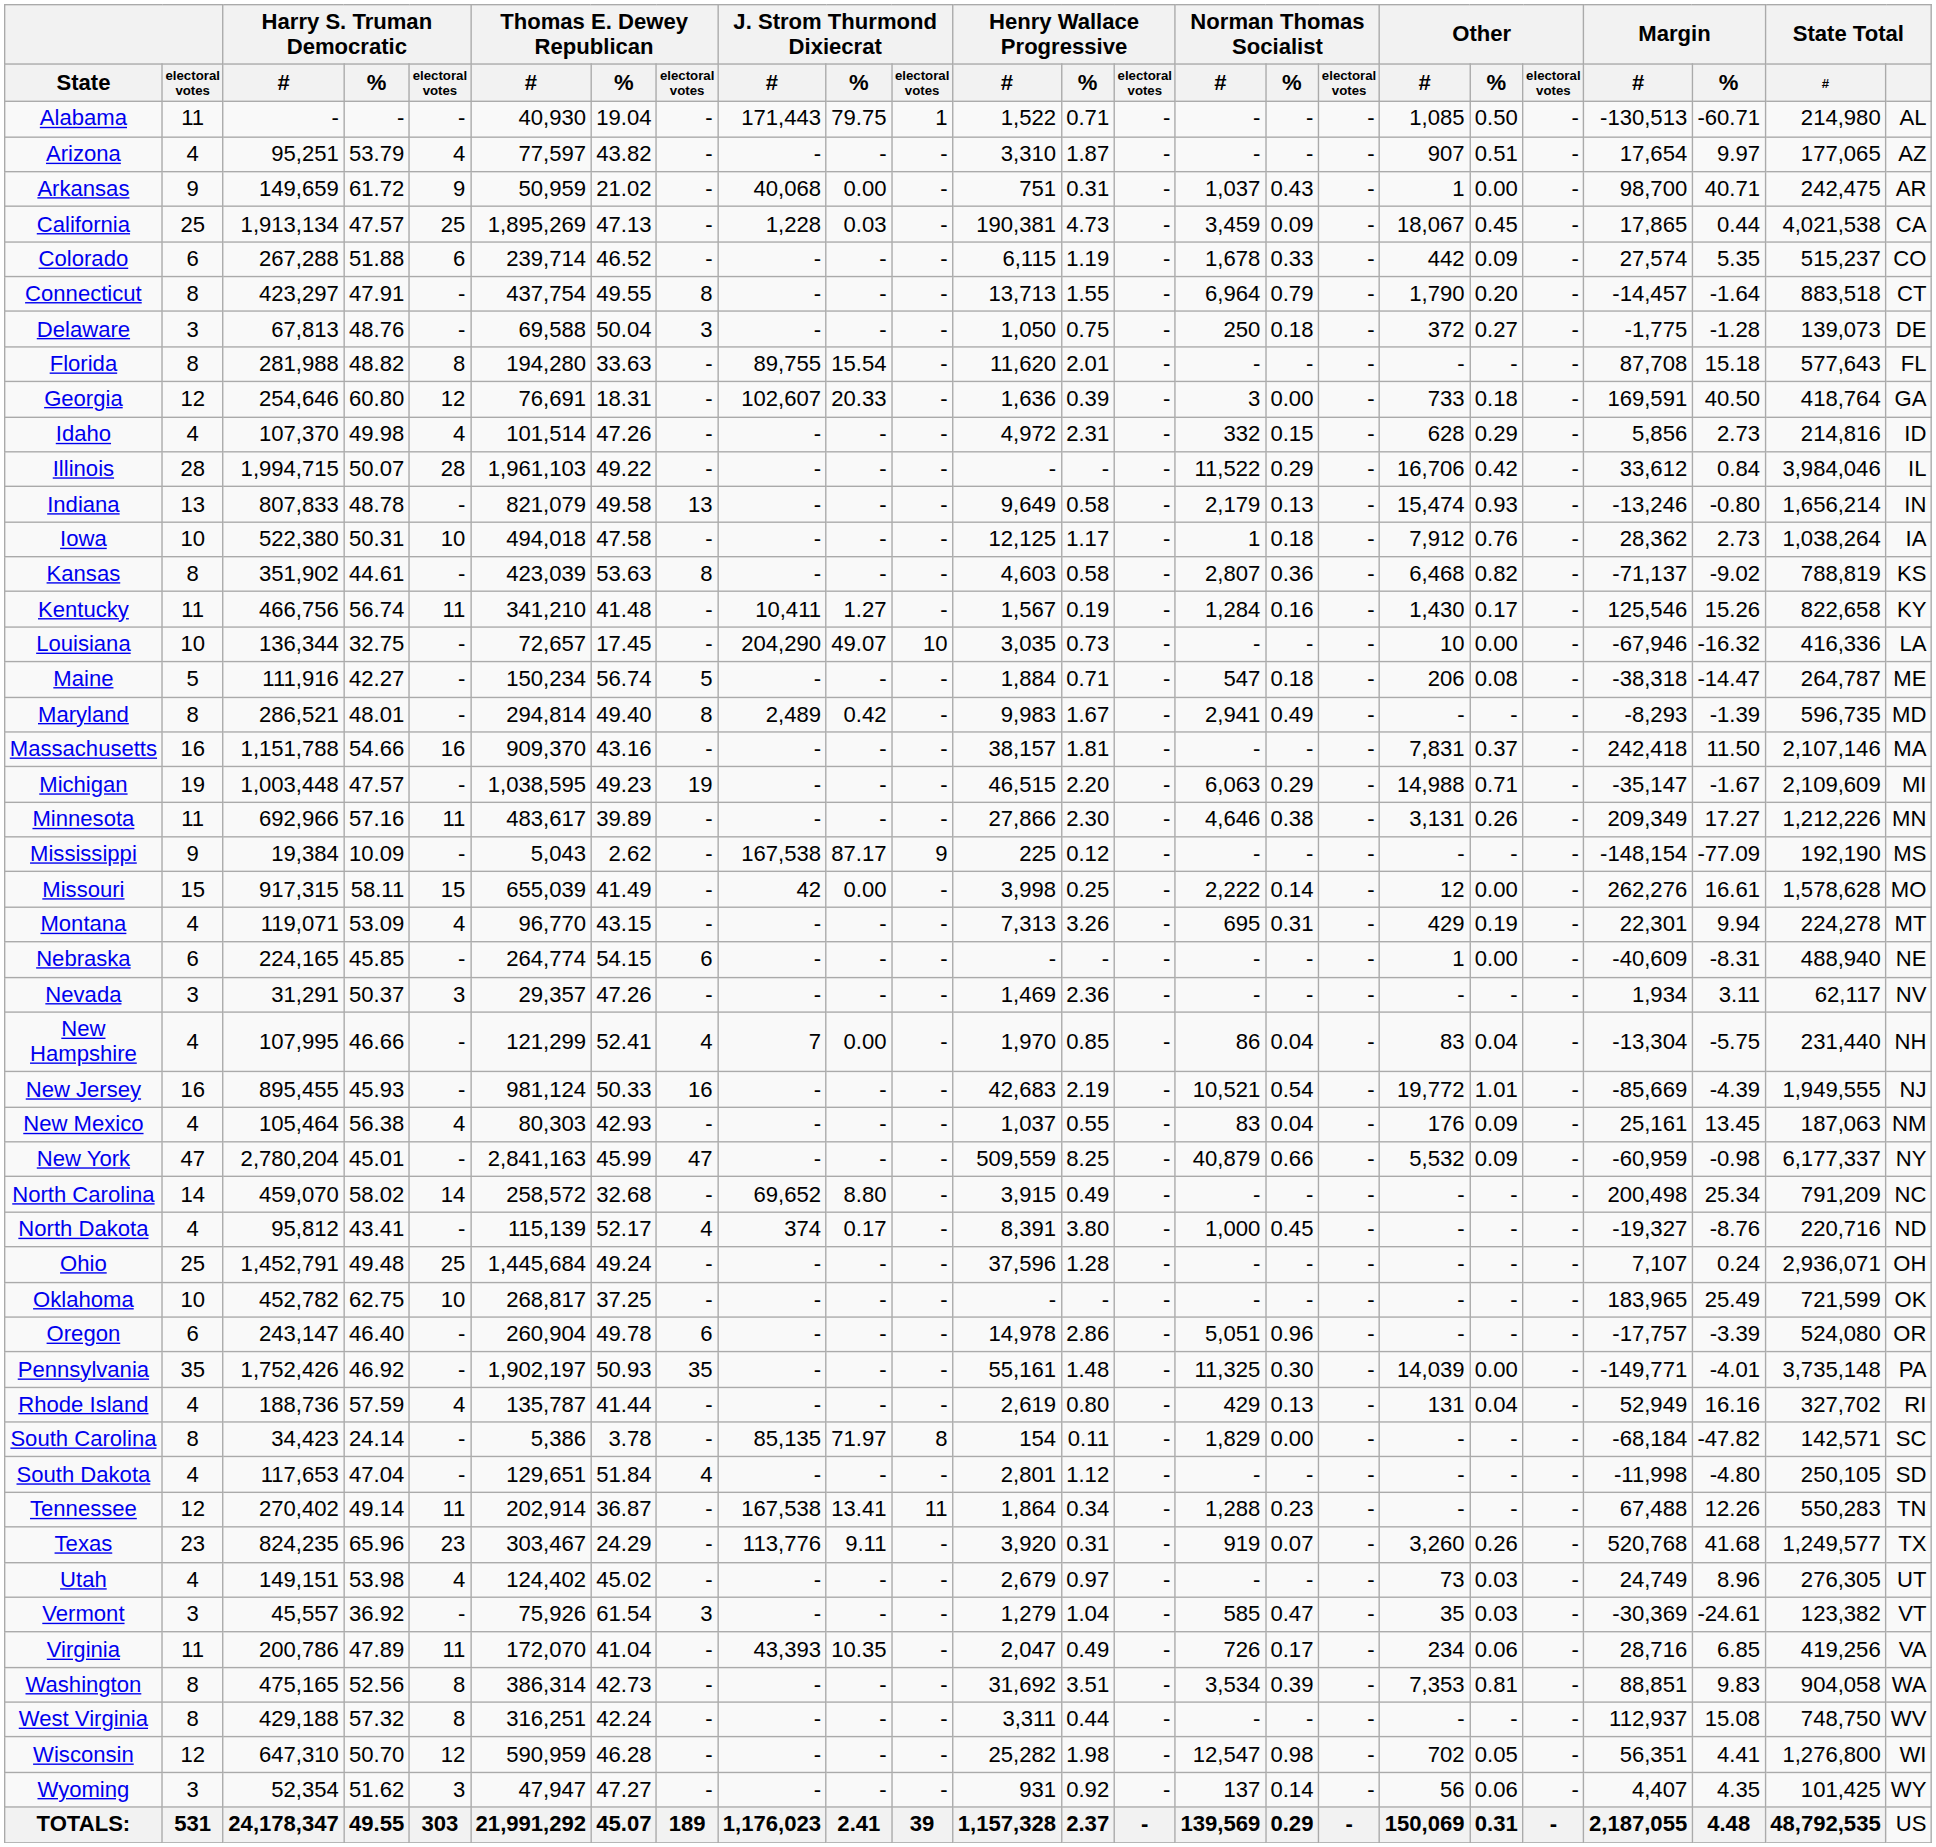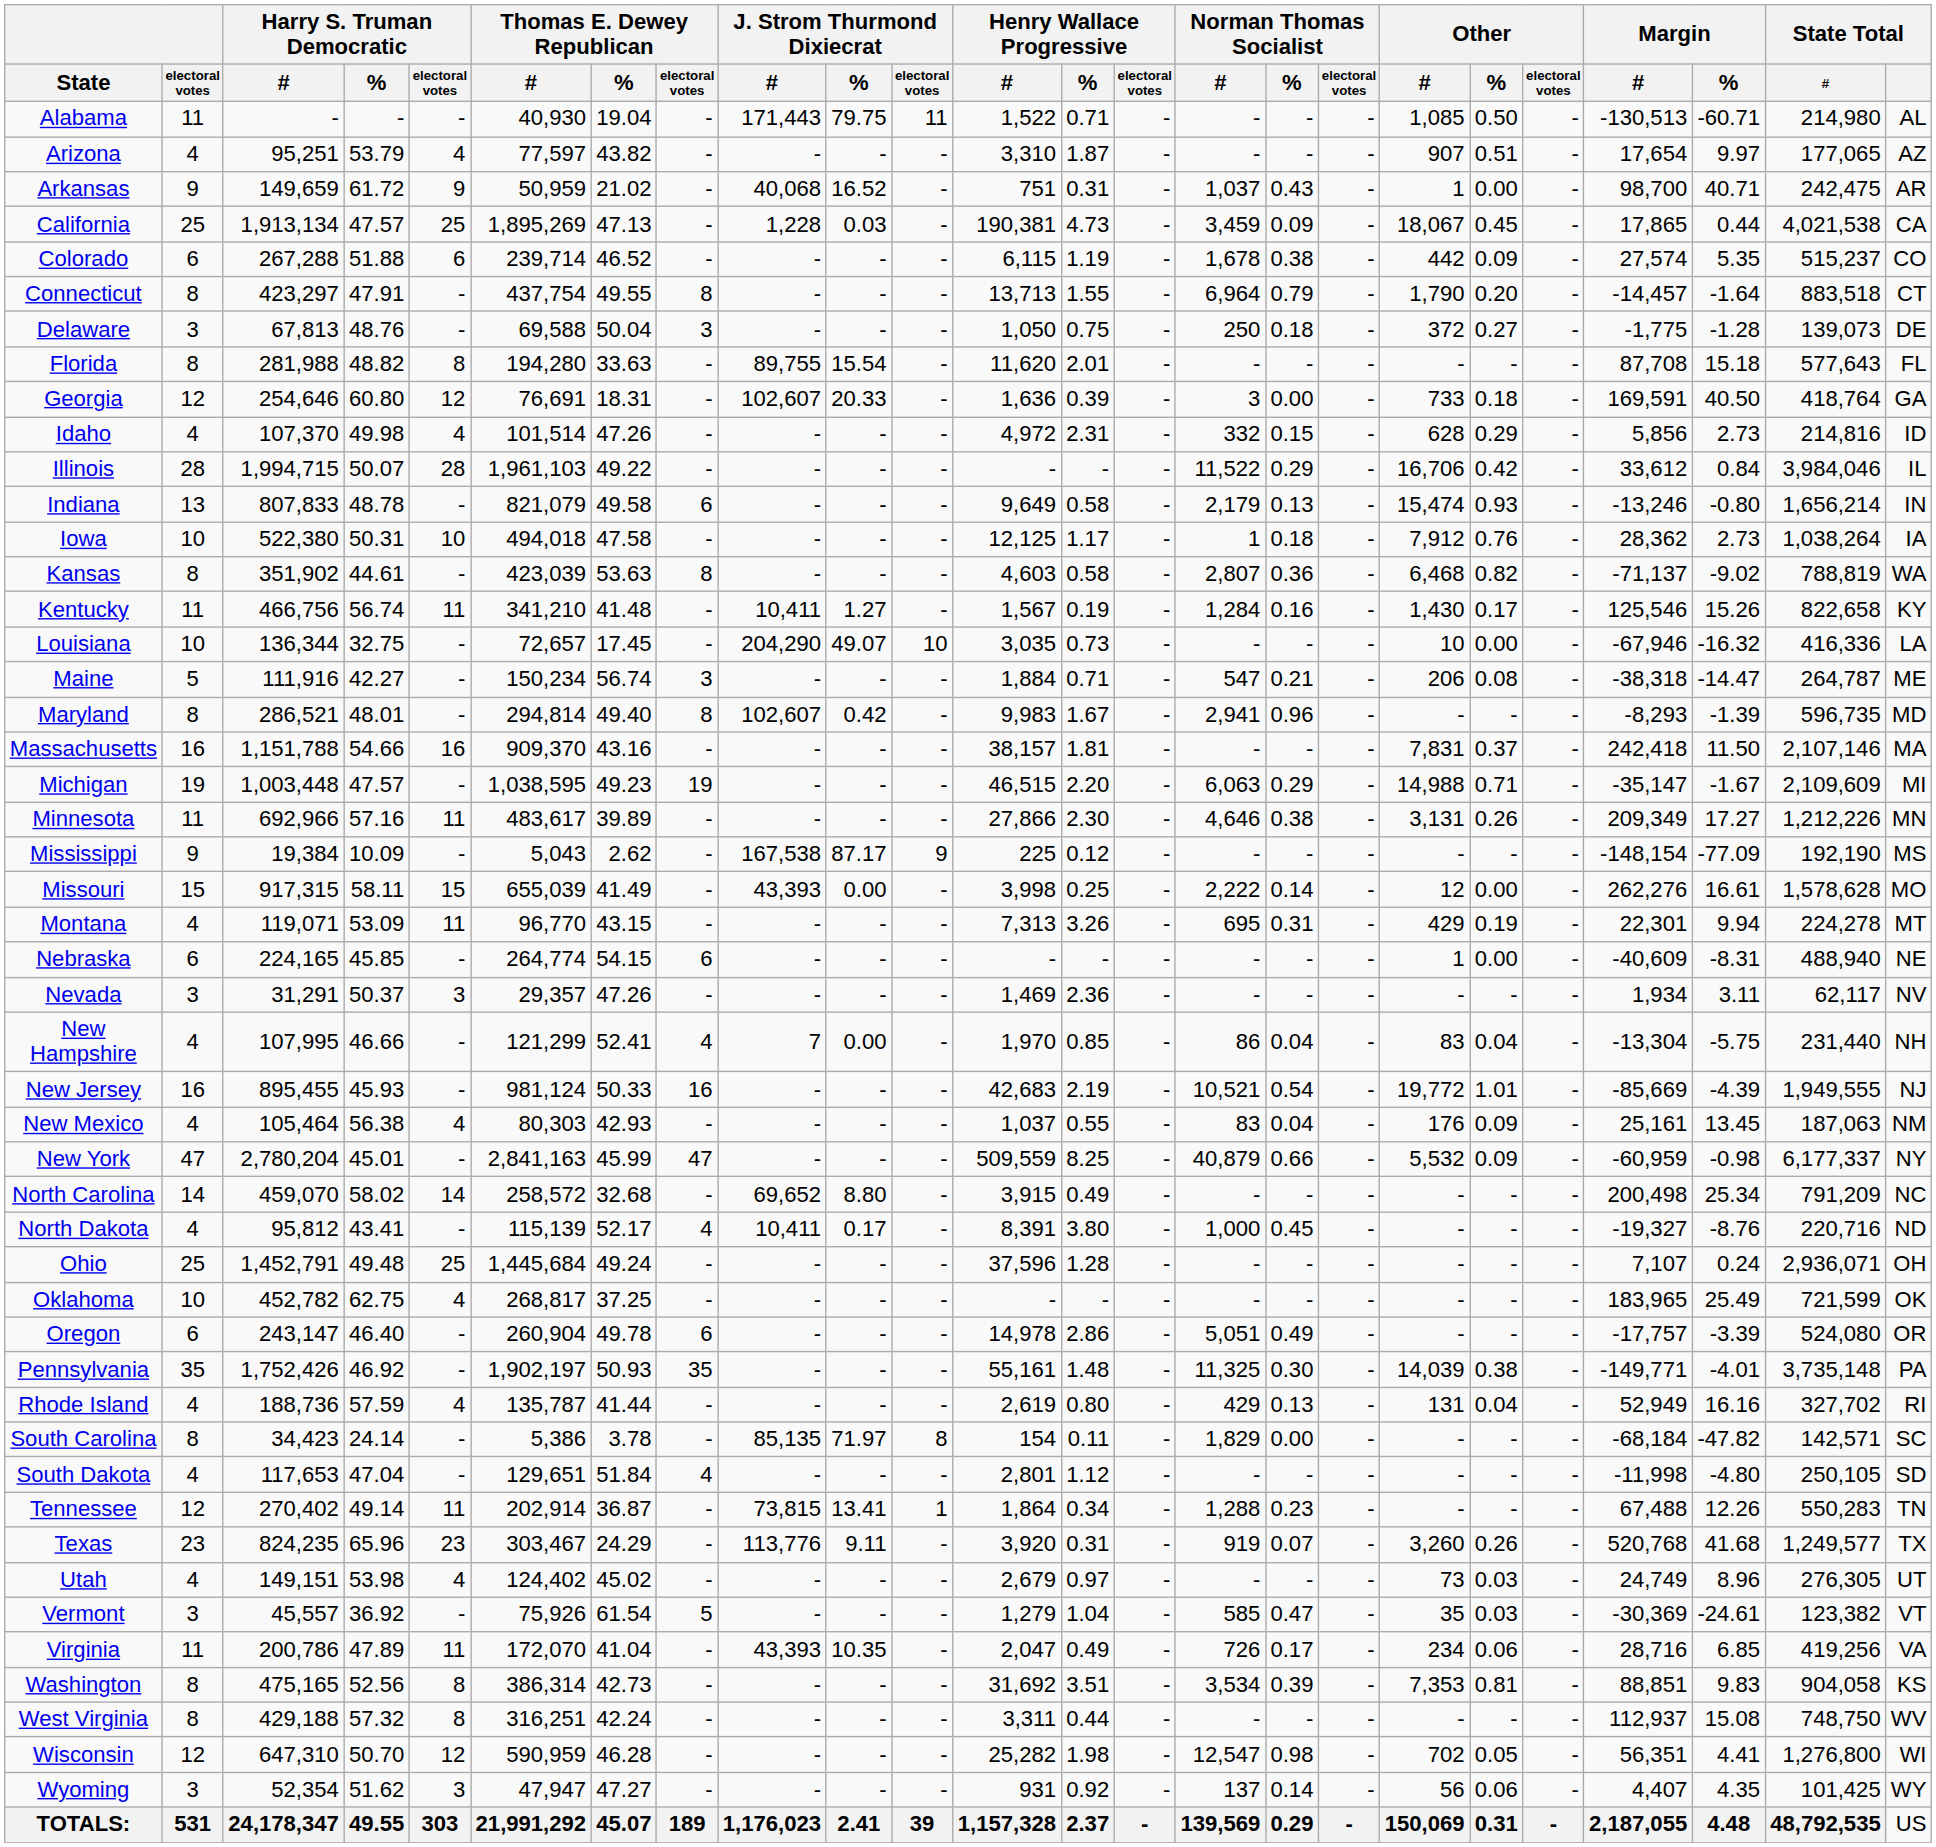(941, 118) 1 -> (936, 118) 11
(865, 188) 0.00 -> (859, 188) 16.52
(1292, 258) 0.33 -> (1292, 258) 0.38
(700, 504) 13 -> (706, 504) 6
(1912, 574) KS -> (1909, 574) WA
(706, 679) 5 -> (706, 679) 3
(1292, 679) 0.18 -> (1292, 679) 0.21
(793, 714) 2,489 -> (781, 714) 102,607
(1292, 714) 0.49 -> (1292, 714) 0.96
(809, 889) 42 -> (787, 889) 43,393
(459, 924) 4 -> (454, 924) 11
(803, 1229) 374 -> (788, 1229) 10,411
(453, 1299) 10 -> (459, 1299) 4
(1292, 1334) 0.96 -> (1292, 1334) 0.49
(1496, 1369) 0.00 -> (1496, 1369) 0.38
(781, 1509) 167,538 -> (787, 1509) 73,815
(936, 1509) 11 -> (941, 1509) 1
(706, 1614) 3 -> (706, 1614) 5
(1909, 1684) WA -> (1912, 1684) KS
